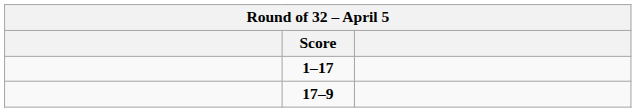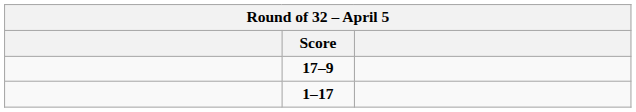rows swapped: (318, 94) <-> (318, 69)
